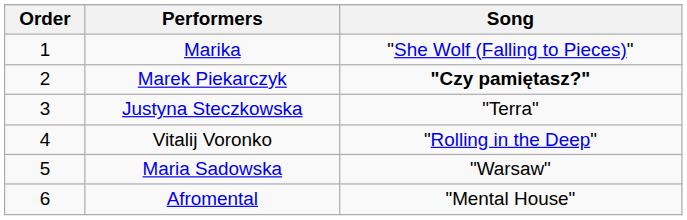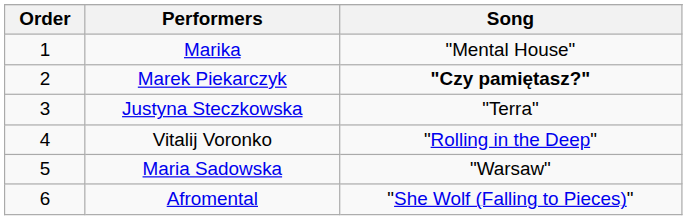(510, 49) "She Wolf (Falling to Pieces)" -> (510, 49) "Mental House"
(510, 199) "Mental House" -> (510, 199) "She Wolf (Falling to Pieces)"
